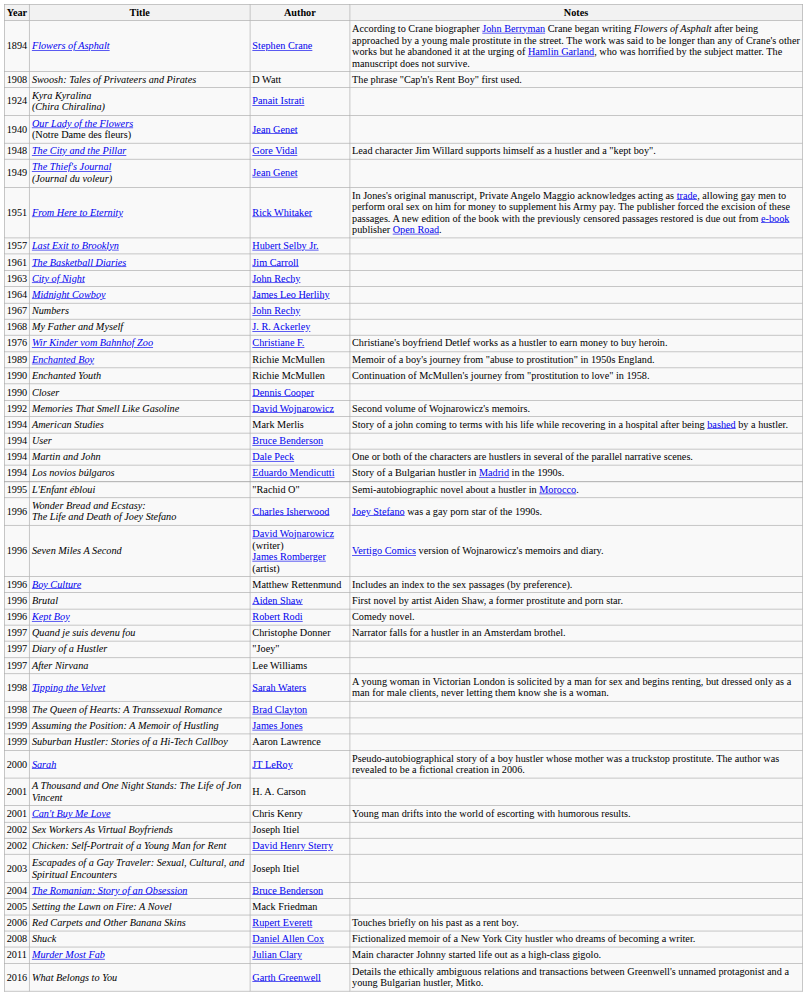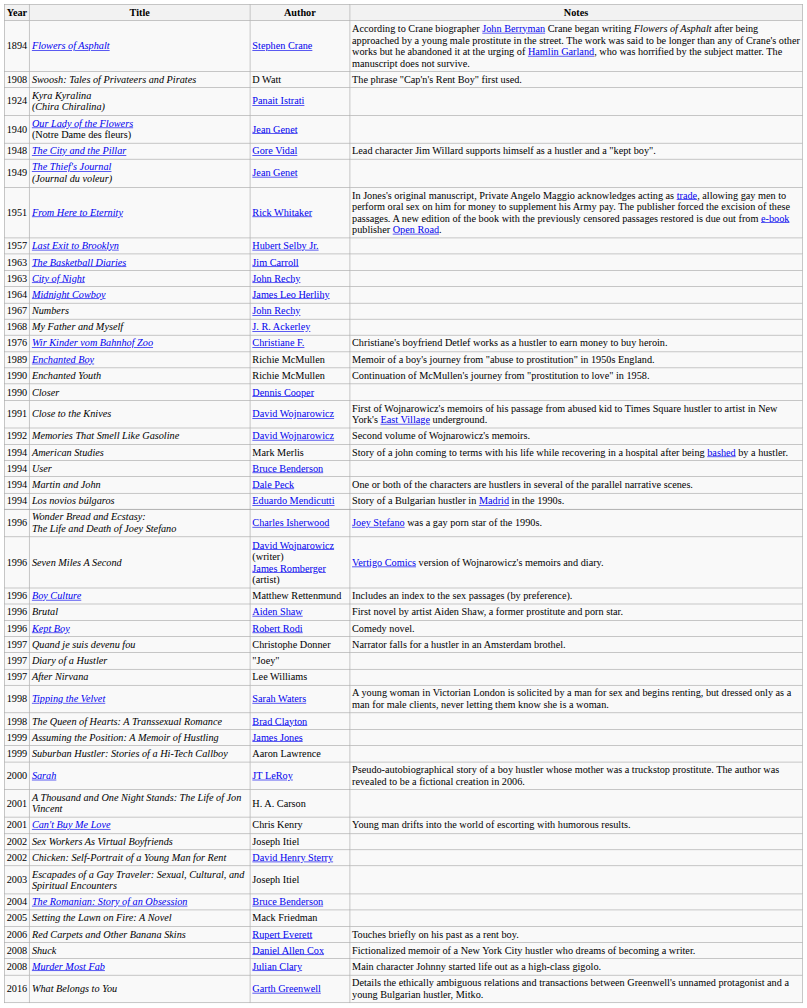(17, 262) 1961 -> (17, 262) 1963
+ row: (72, 414)
- row: (64, 489)
(17, 955) 2011 -> (17, 967) 2008
